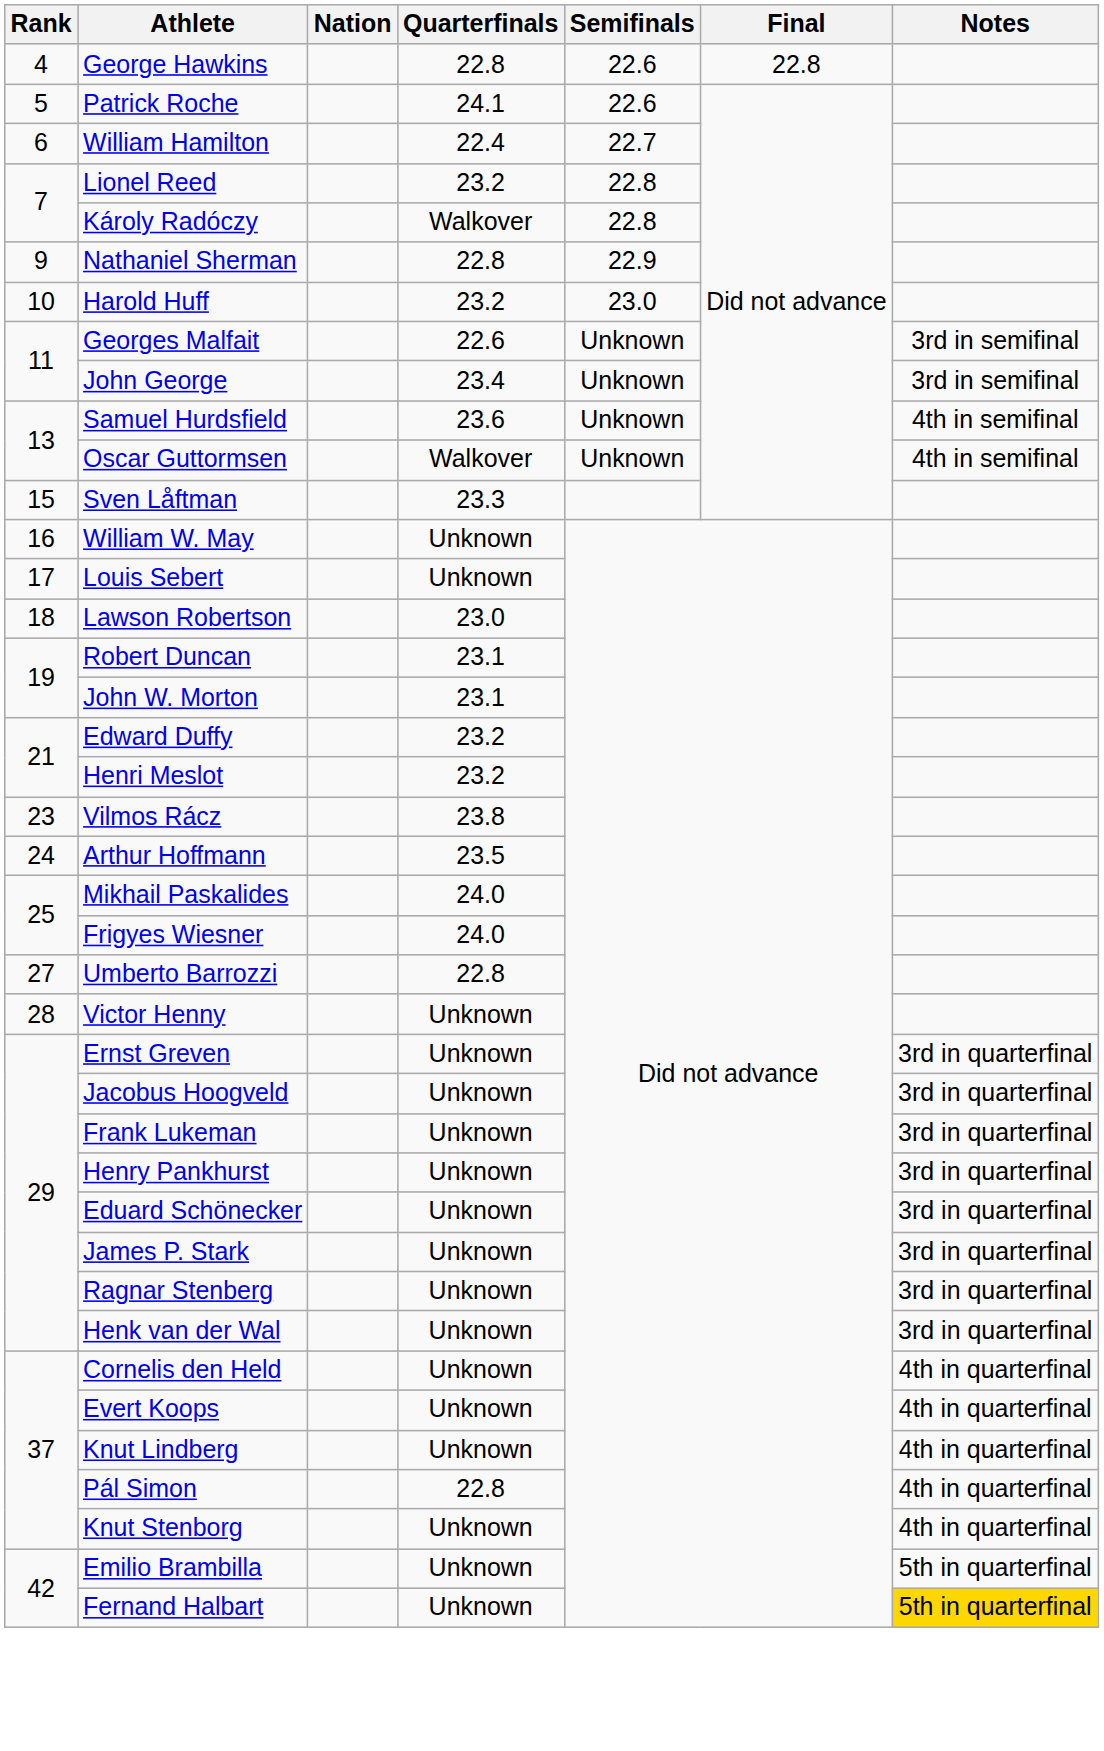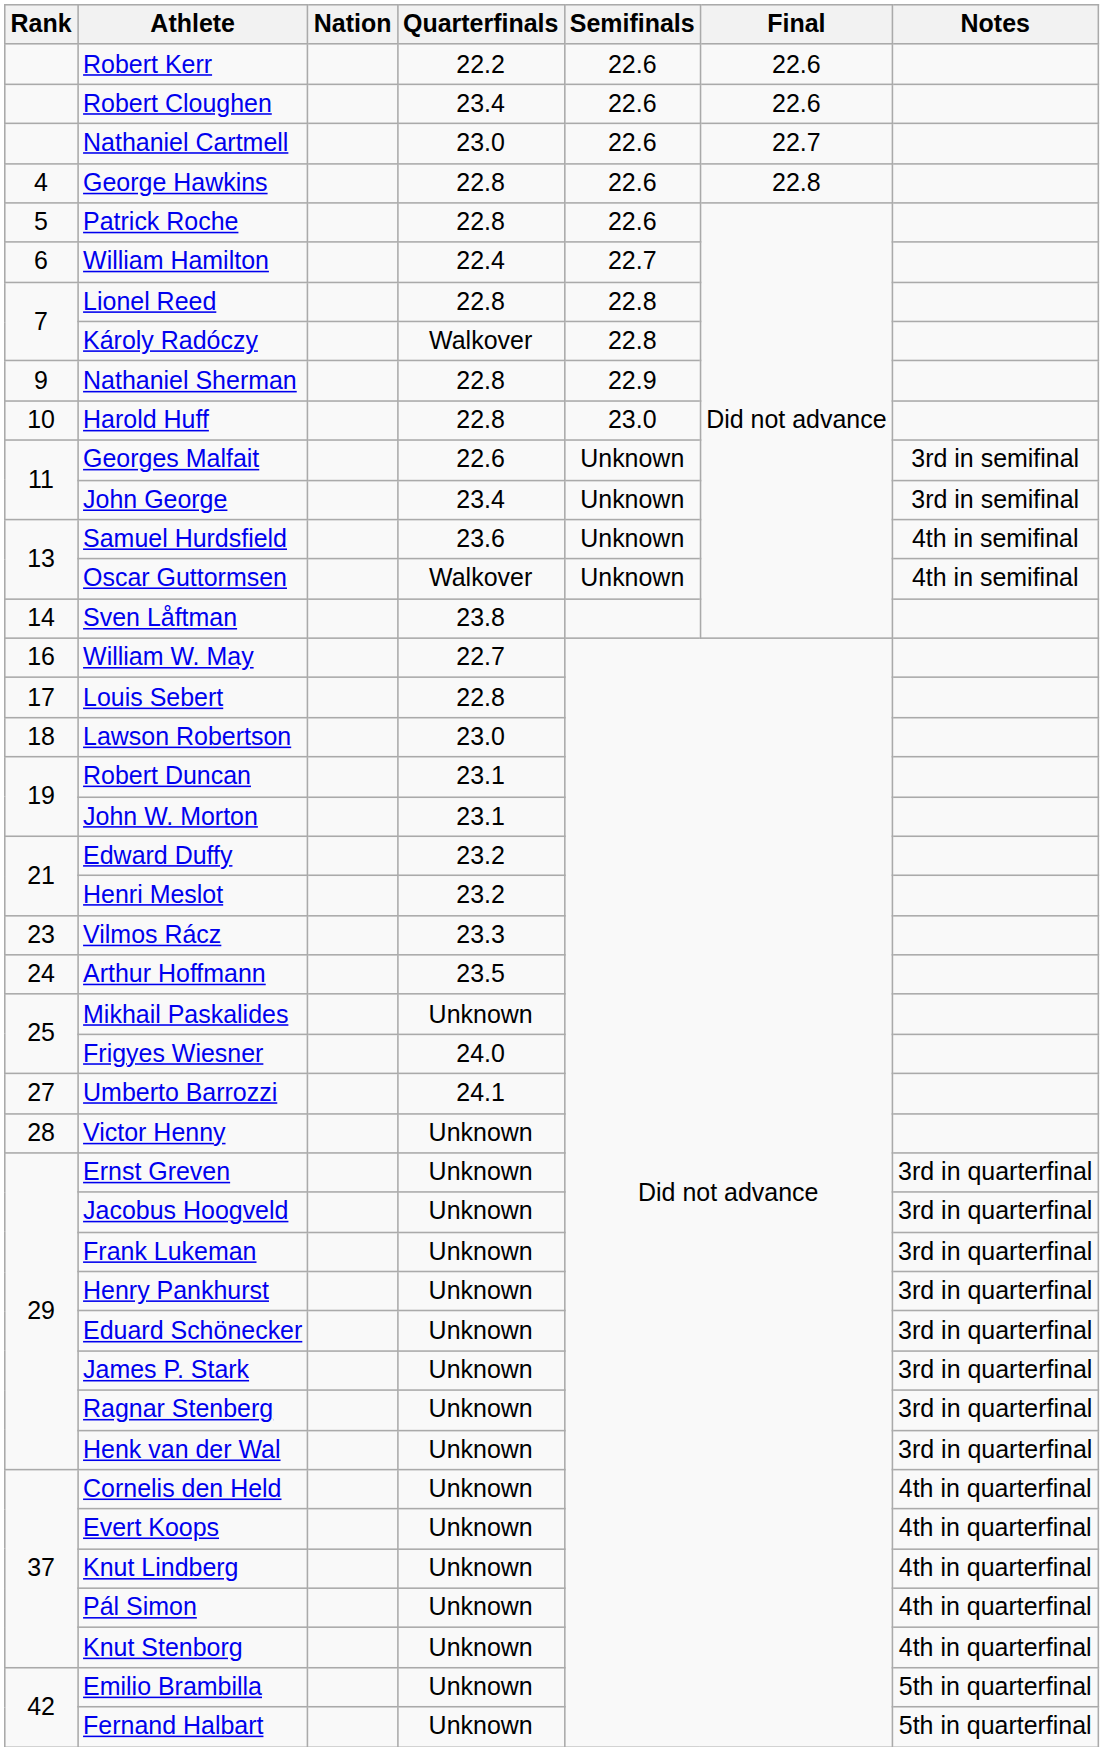+ row: (148, 63)
+ row: (177, 103)
+ row: (186, 143)
(481, 103) 24.1 -> (481, 222) 22.8
(481, 182) 23.2 -> (481, 301) 22.8
(481, 301) 23.2 -> (481, 420) 22.8
(41, 499) 15 -> (41, 618) 14
(481, 499) 23.3 -> (481, 618) 23.8
(481, 538) Unknown -> (481, 657) 22.7
(481, 578) Unknown -> (481, 697) 22.8
(481, 815) 23.8 -> (481, 934) 23.3
(481, 895) 24.0 -> (481, 1013) Unknown
(481, 974) 22.8 -> (481, 1093) 24.1
(481, 1488) 22.8 -> (481, 1607) Unknown
(995, 1607) gold background -> (995, 1726) no background
